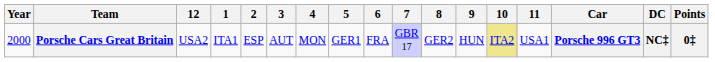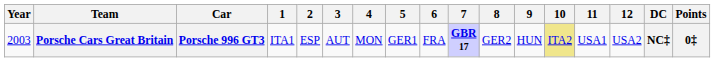columns swapped: (597, 13) <-> (193, 13)
(19, 39) 2000 -> (19, 39) 2003
(407, 39) normal -> (464, 39) bold
